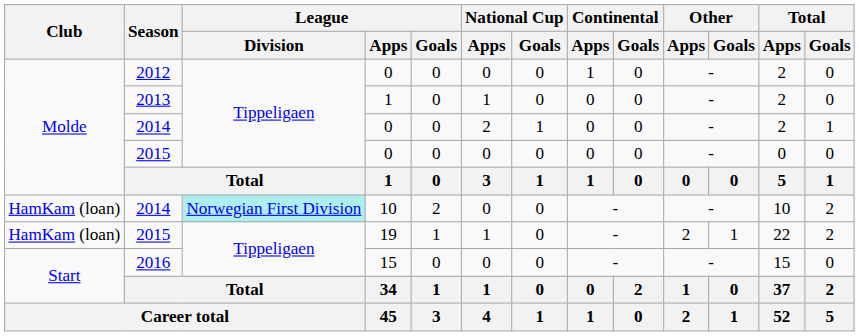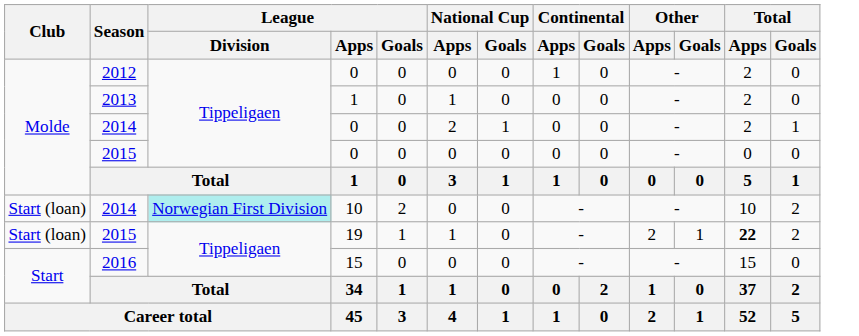(64, 208) HamKam (loan) -> (47, 208) Start (loan)
(64, 235) HamKam (loan) -> (47, 235) Start (loan)
(782, 235) normal -> (748, 235) bold
